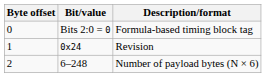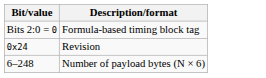- column: (31, 13)
